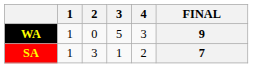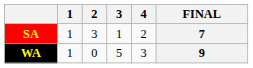rows swapped: (31, 33) <-> (31, 53)
